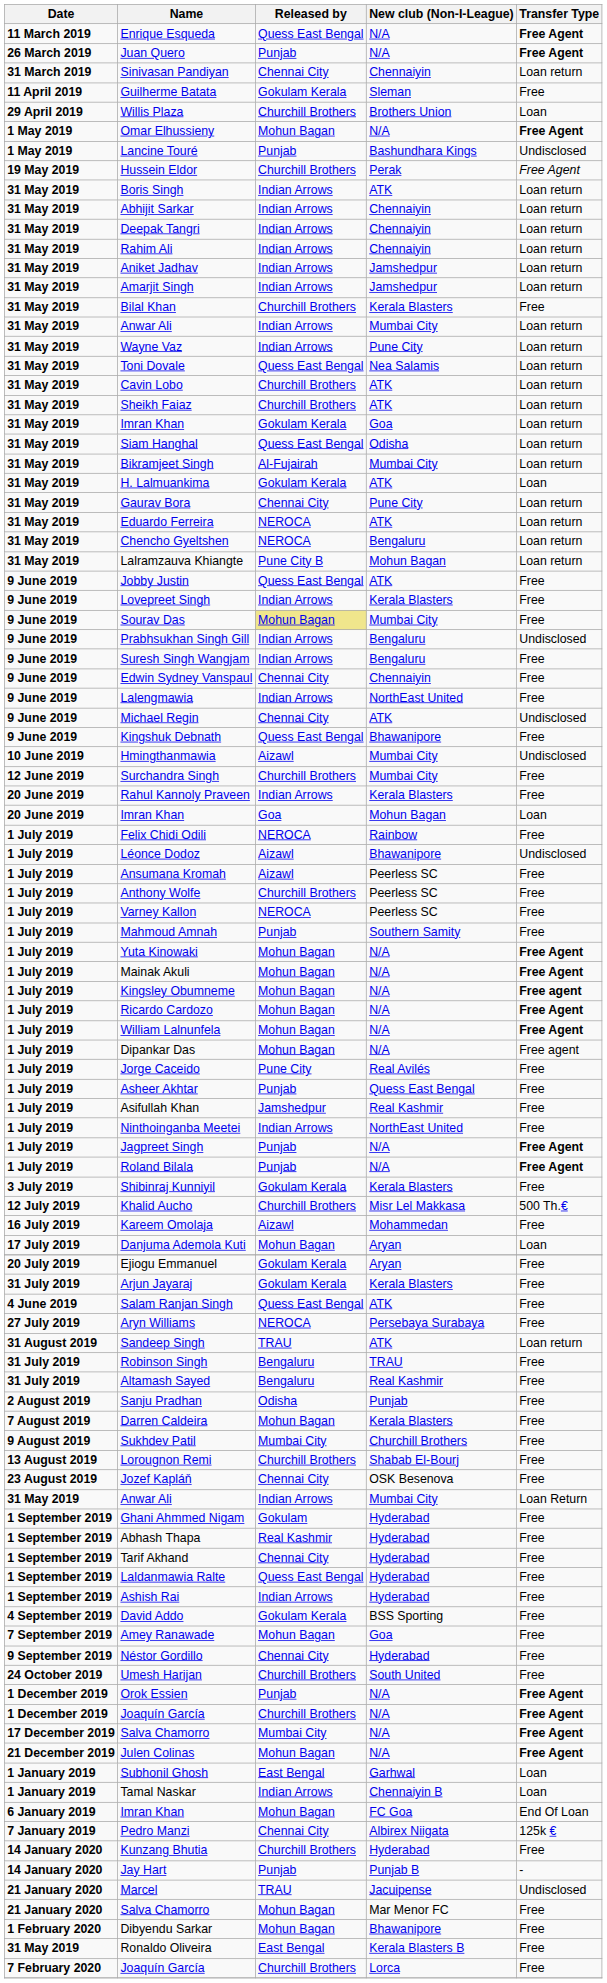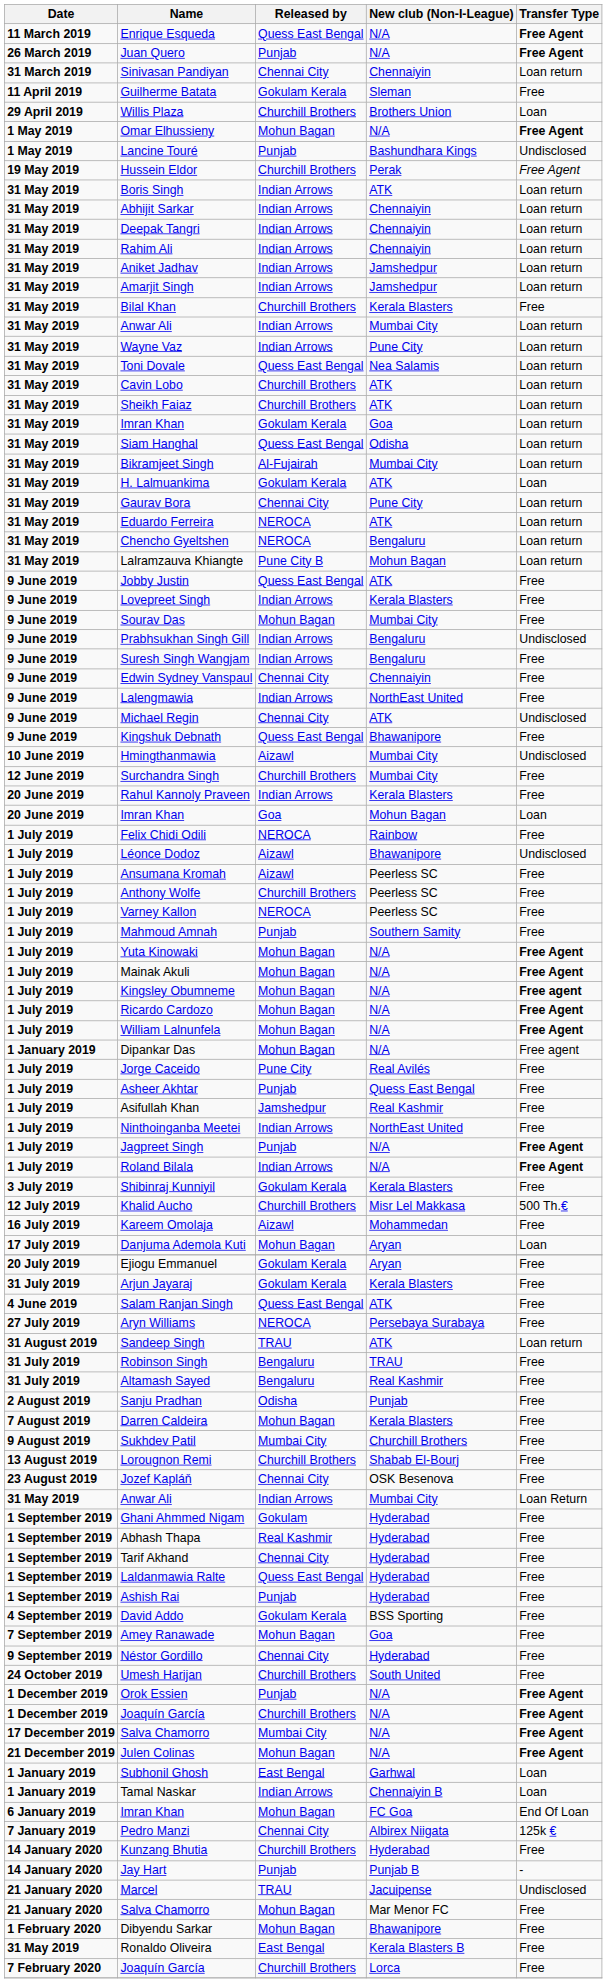(296, 619) khaki background -> (296, 619) no background
(40, 1049) 1 July 2019 -> (51, 1049) 1 January 2019
(277, 1167) Punjab -> (295, 1167) Indian Arrows
(295, 1596) Indian Arrows -> (277, 1596) Punjab
